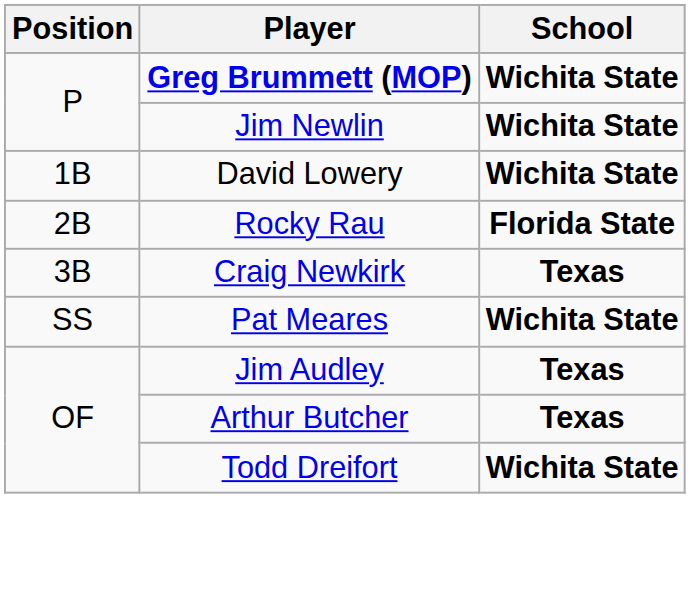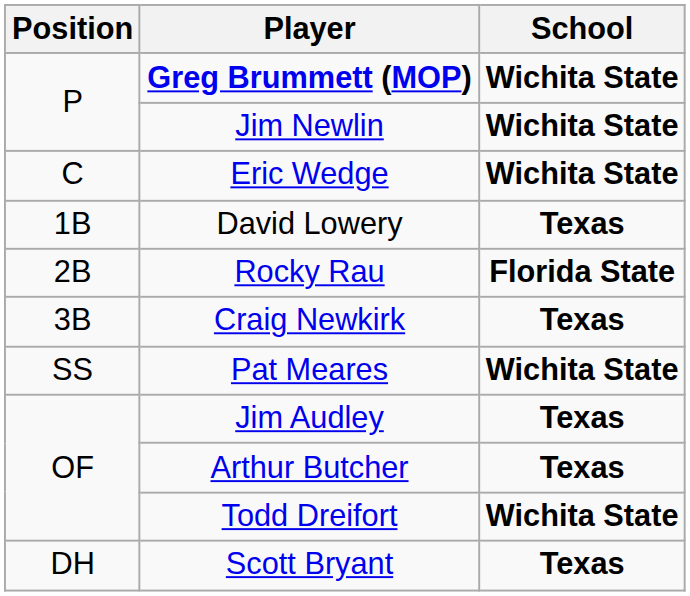+ row: (310, 175)
(582, 175) Wichita State -> (582, 223) Texas
+ row: (310, 564)
